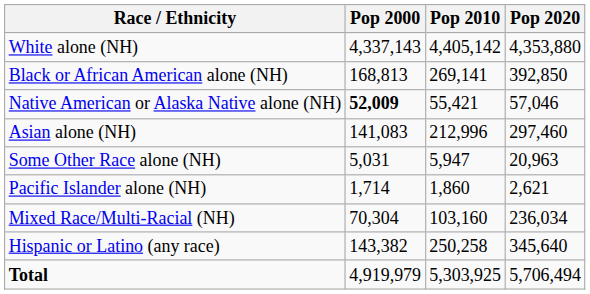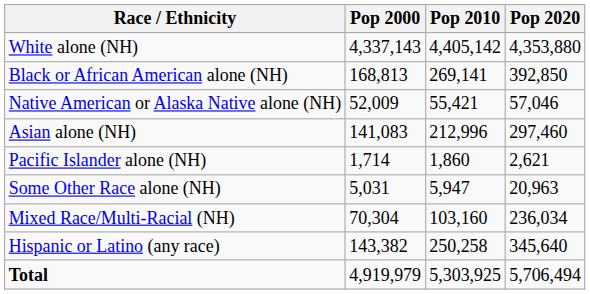(374, 103) bold -> (374, 103) normal
rows swapped: (107, 189) <-> (115, 160)
